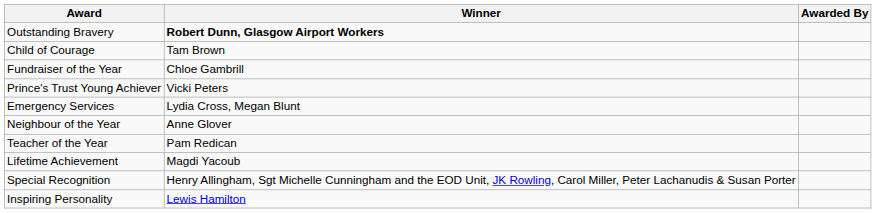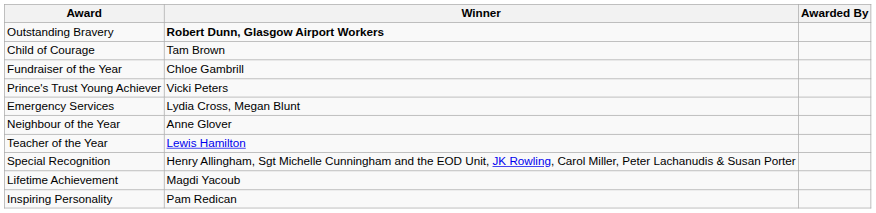(202, 143) Pam Redican -> (206, 143) Lewis Hamilton
rows swapped: (63, 161) <-> (59, 180)
(206, 198) Lewis Hamilton -> (202, 198) Pam Redican
